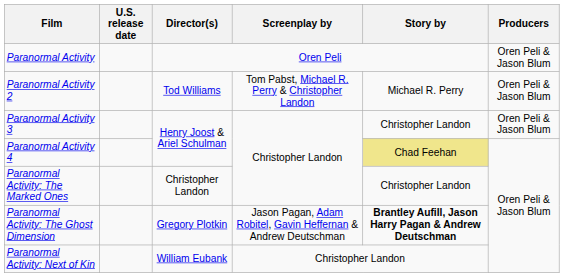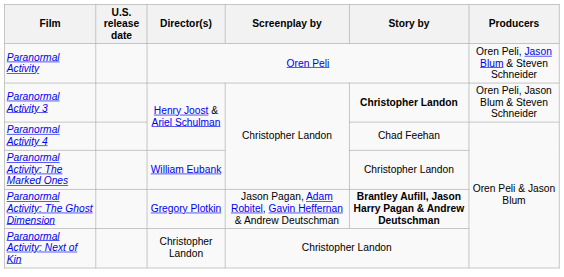(524, 57) Oren Peli & Jason Blum -> (514, 63) Oren Peli, Jason Blum & Steven Schneider
- row: (51, 91)
(426, 124) normal -> (409, 102) bold
(524, 124) Oren Peli & Jason Blum -> (514, 102) Oren Peli, Jason Blum & Steven Schneider
(426, 152) khaki background -> (409, 136) no background
(192, 185) Christopher Landon -> (186, 169) William Eubank
(192, 258) William Eubank -> (186, 248) Christopher Landon
